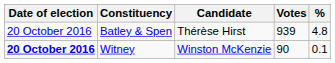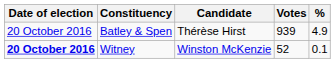(320, 31) 4.8 -> (320, 31) 4.9
(283, 49) 90 -> (283, 49) 52
